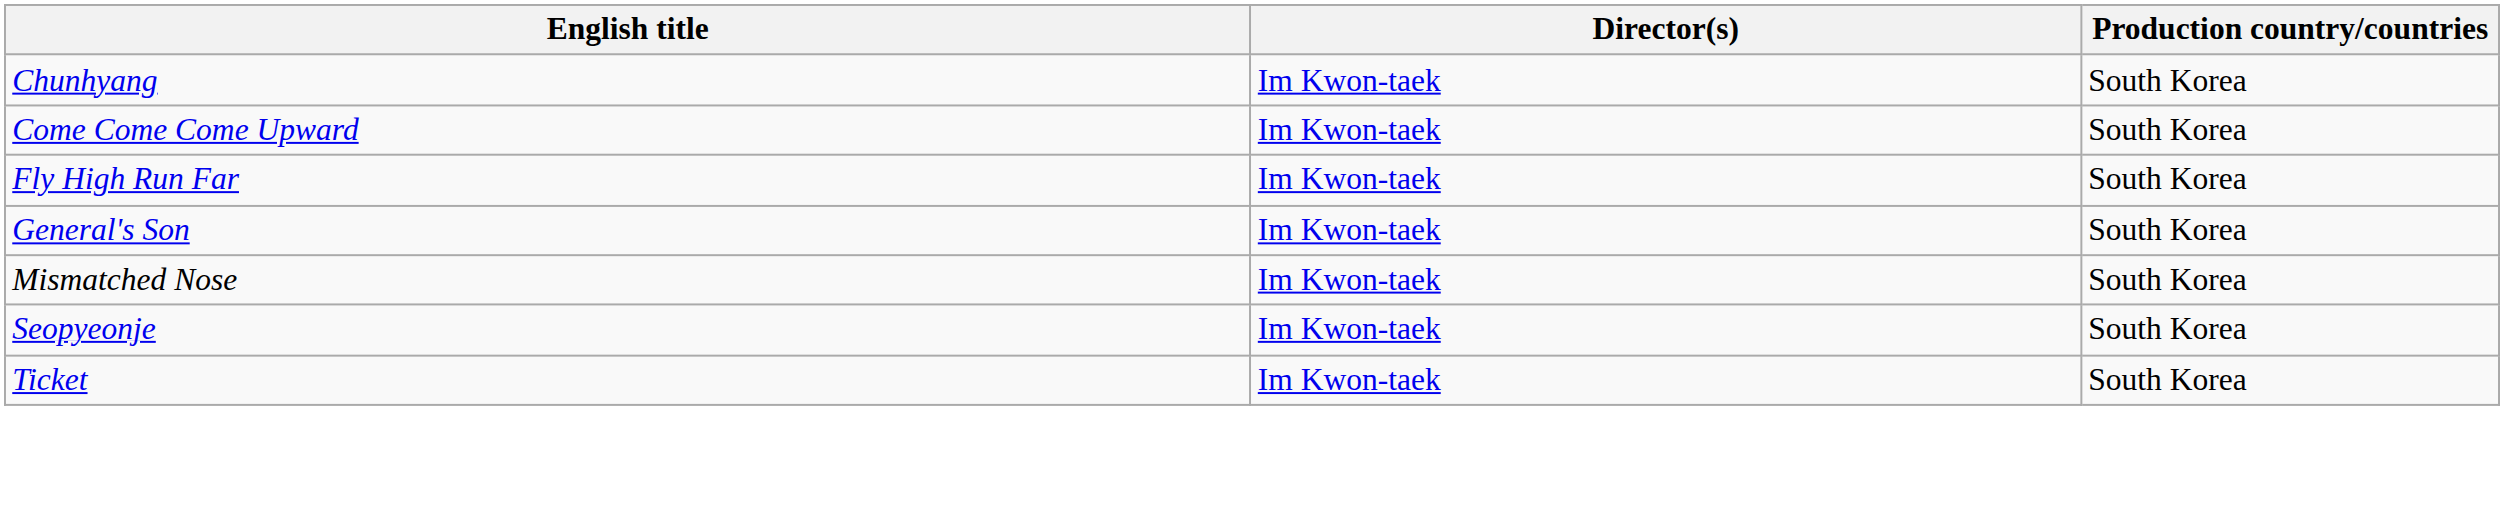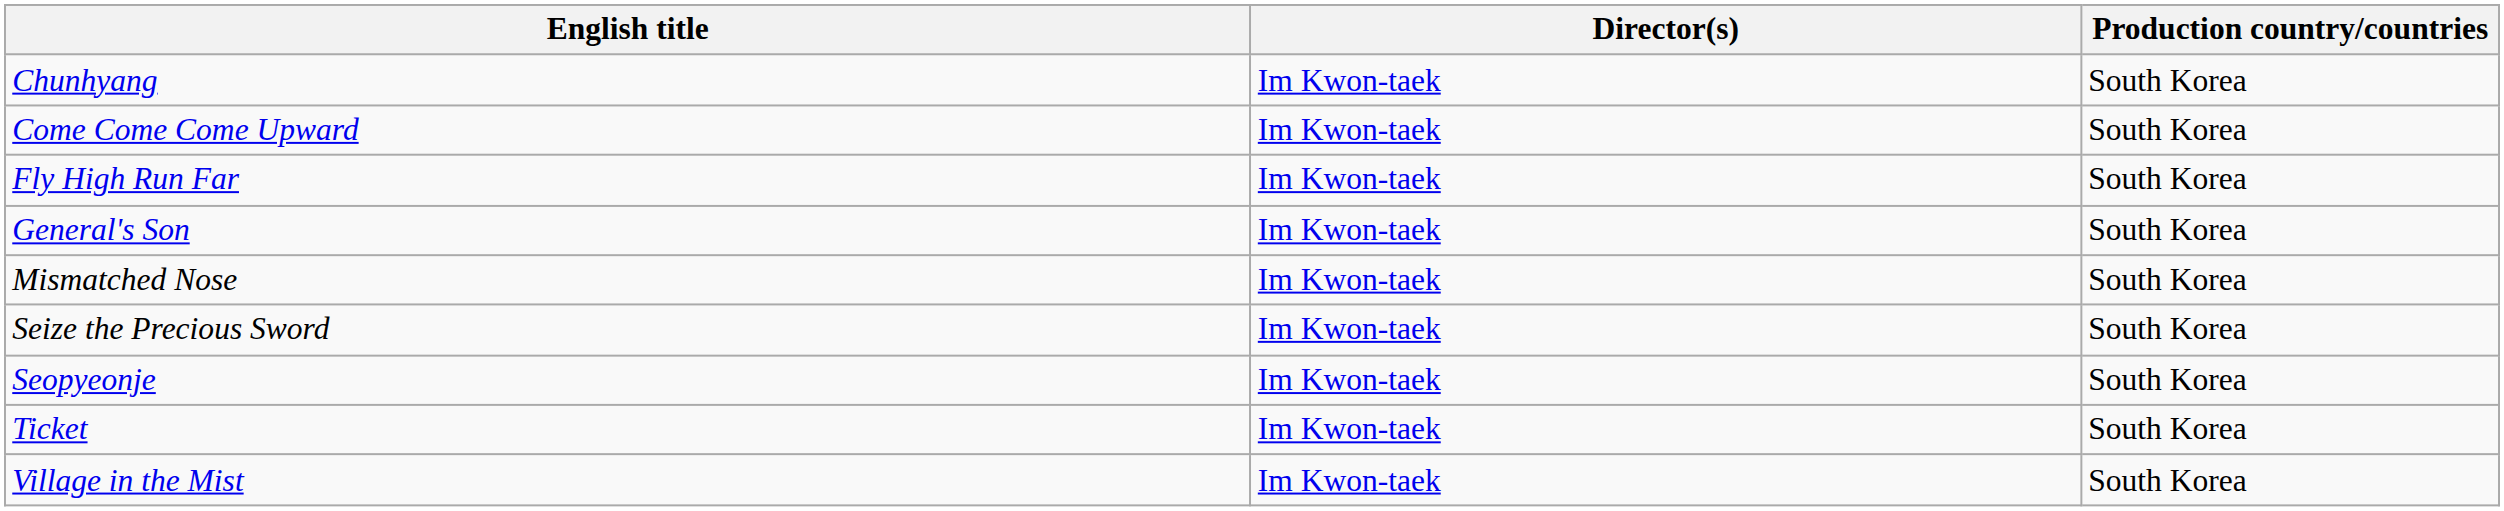+ row: (171, 329)
+ row: (128, 479)
